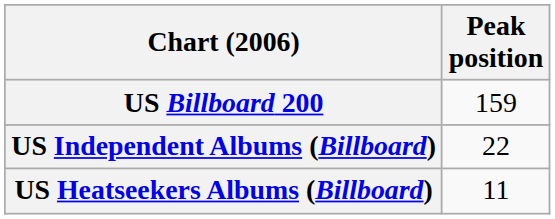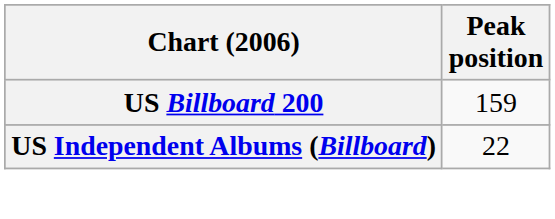- row: (224, 190)
